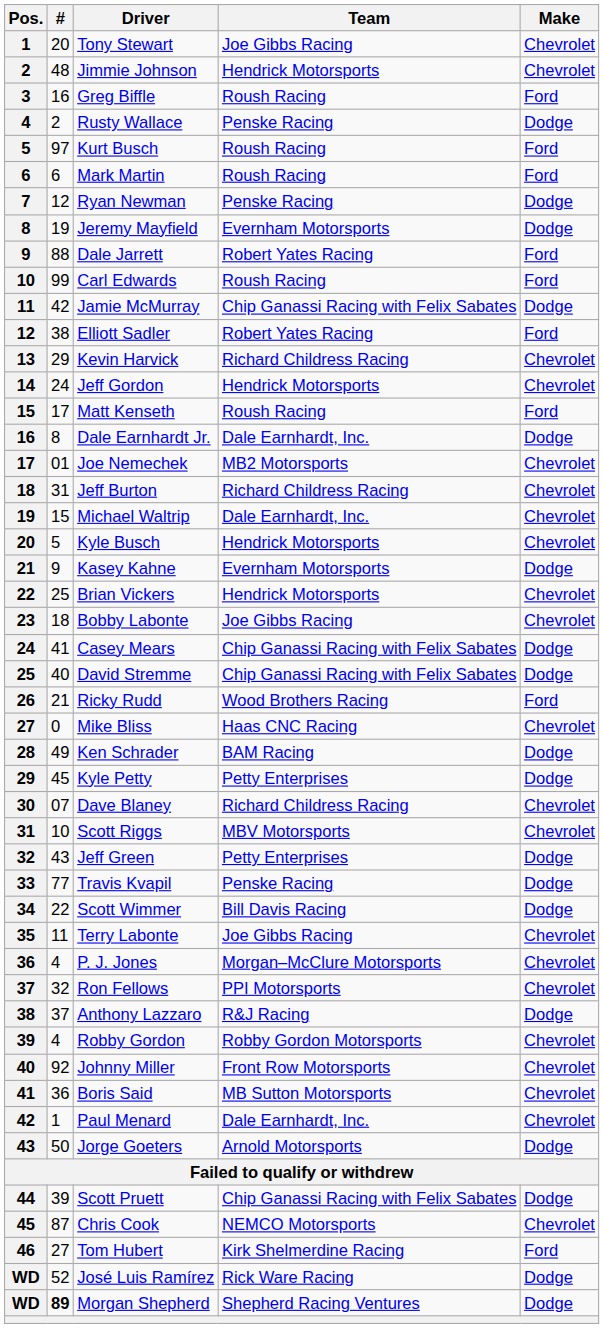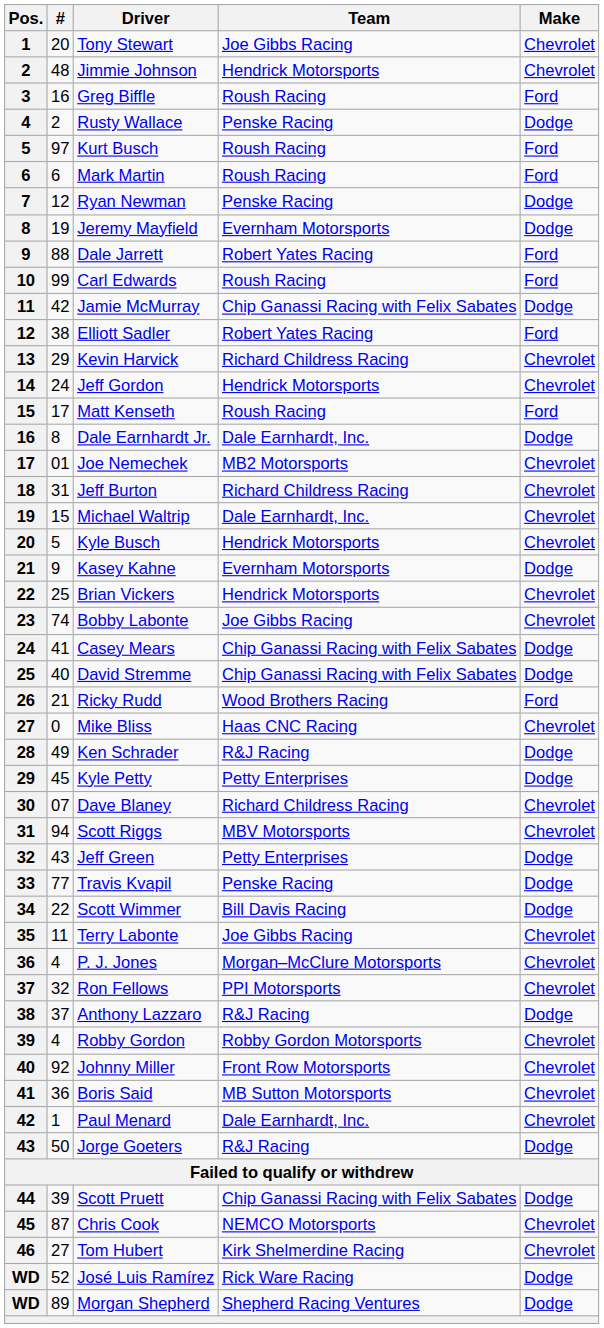(60, 621) 18 -> (60, 621) 74
(268, 752) BAM Racing -> (266, 752) R&J Racing
(60, 831) 10 -> (60, 831) 94
(292, 1146) Arnold Motorsports -> (266, 1146) R&J Racing
(541, 1251) Ford -> (560, 1251) Chevrolet
(60, 1303) bold -> (60, 1303) normal
